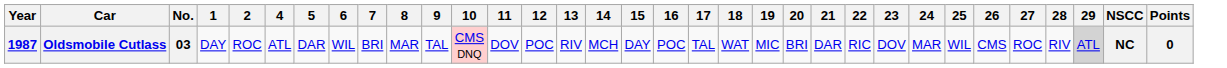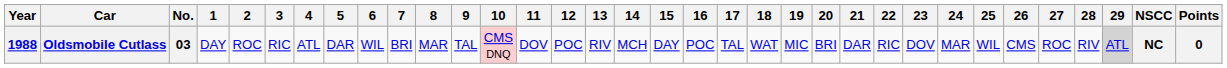+ column: (279, 15)
(22, 45) 1987 -> (22, 45) 1988
